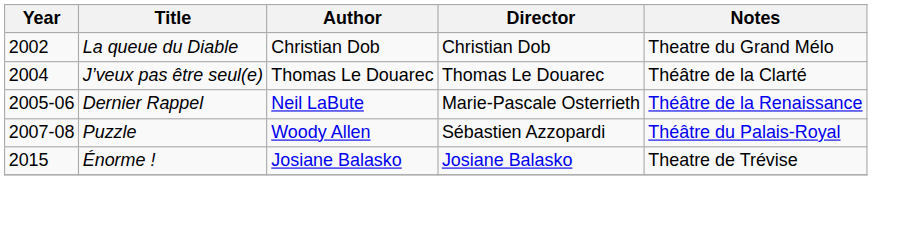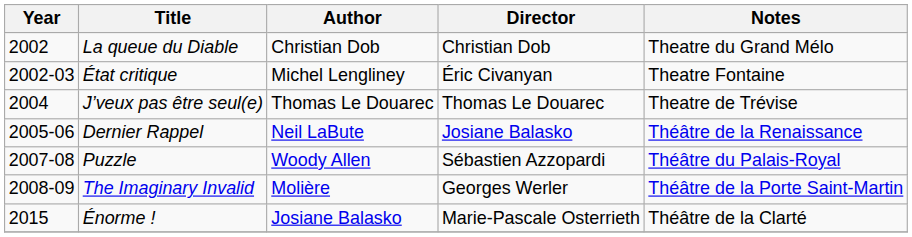+ row: (130, 75)
(728, 75) Théâtre de la Clarté -> (723, 103) Theatre de Trévise
(541, 103) Marie-Pascale Osterrieth -> (507, 132) Josiane Balasko
+ row: (168, 189)
(507, 160) Josiane Balasko -> (541, 217) Marie-Pascale Osterrieth
(723, 160) Theatre de Trévise -> (728, 217) Théâtre de la Clarté
